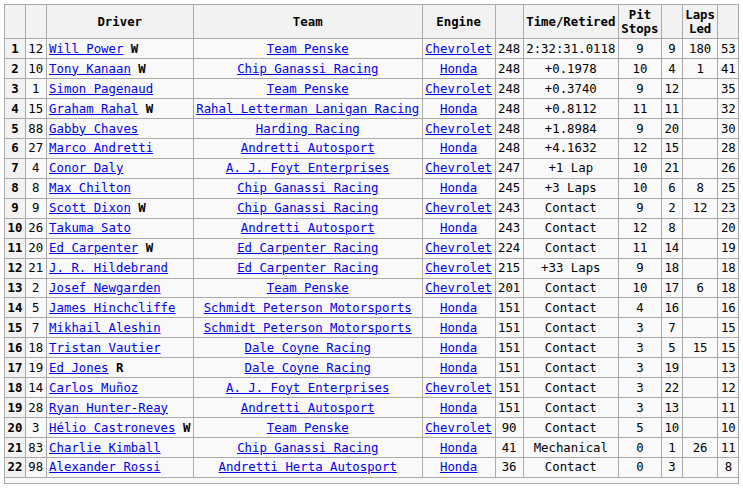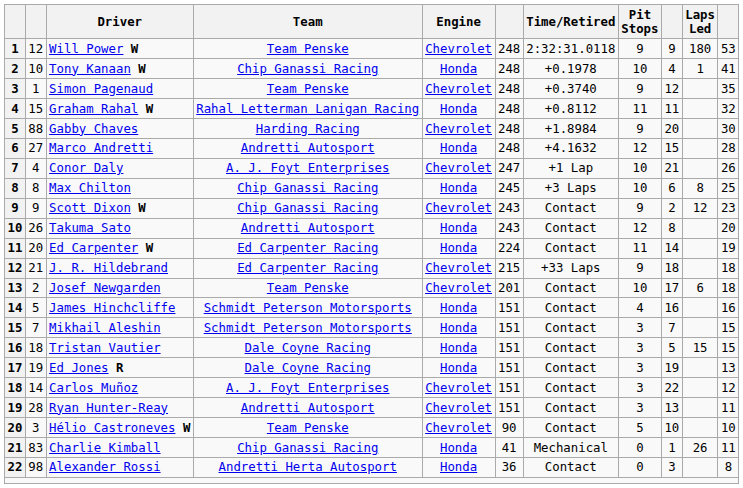(459, 248) Chevrolet -> (459, 248) Honda
(459, 408) Honda -> (459, 408) Chevrolet
